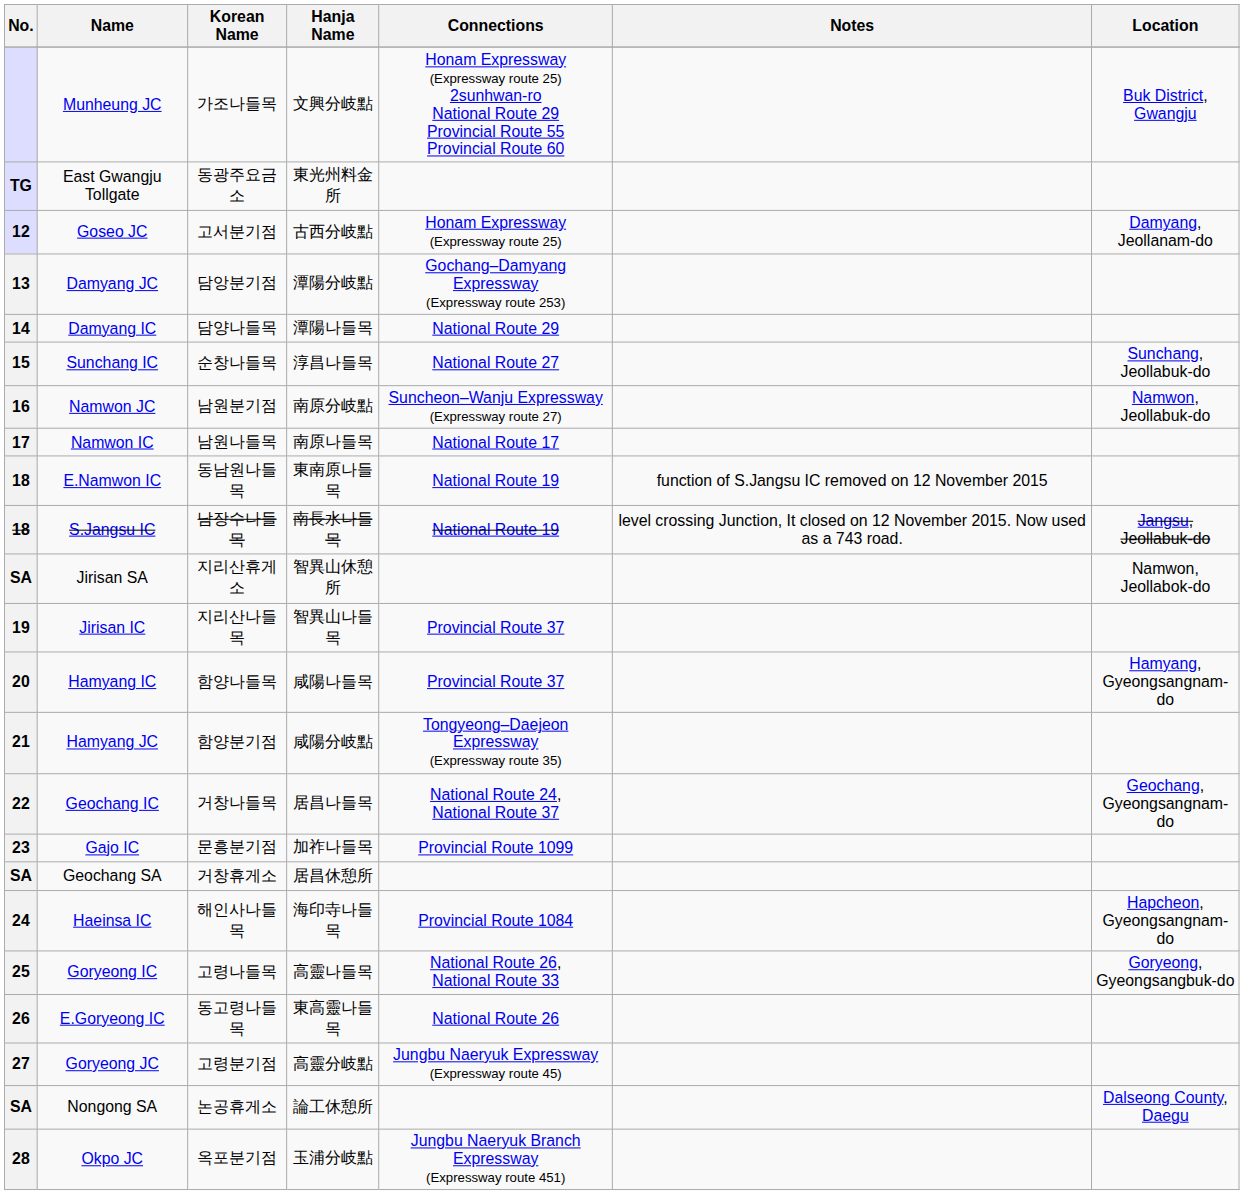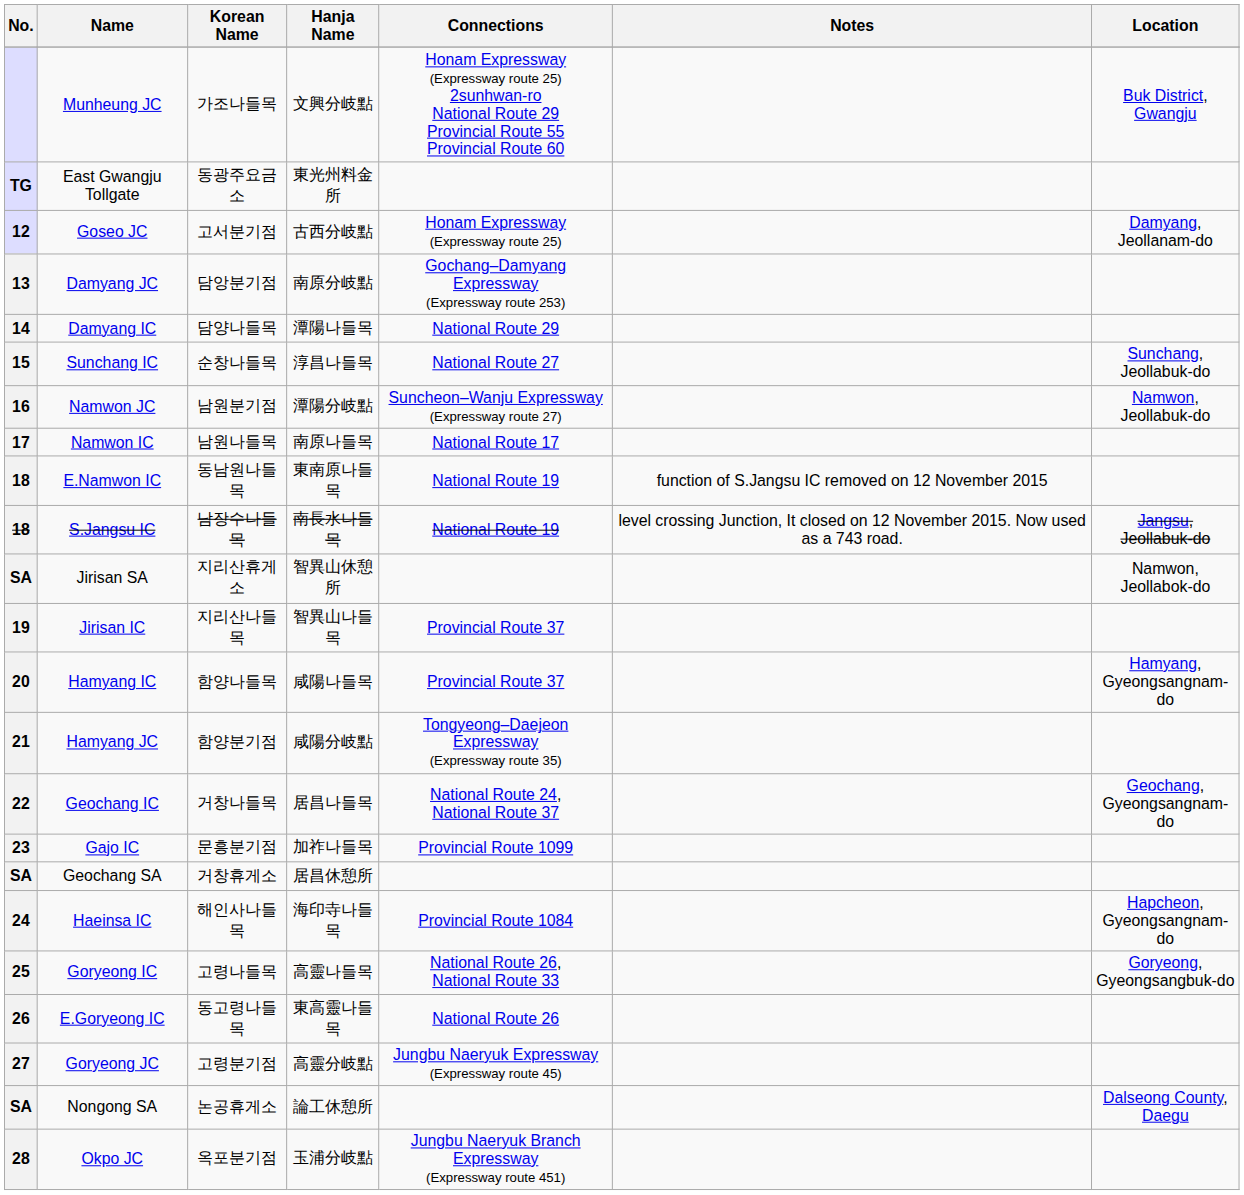(333, 283) 潭陽分岐點 -> (333, 283) 南原分岐點
(333, 406) 南原分岐點 -> (333, 406) 潭陽分岐點
